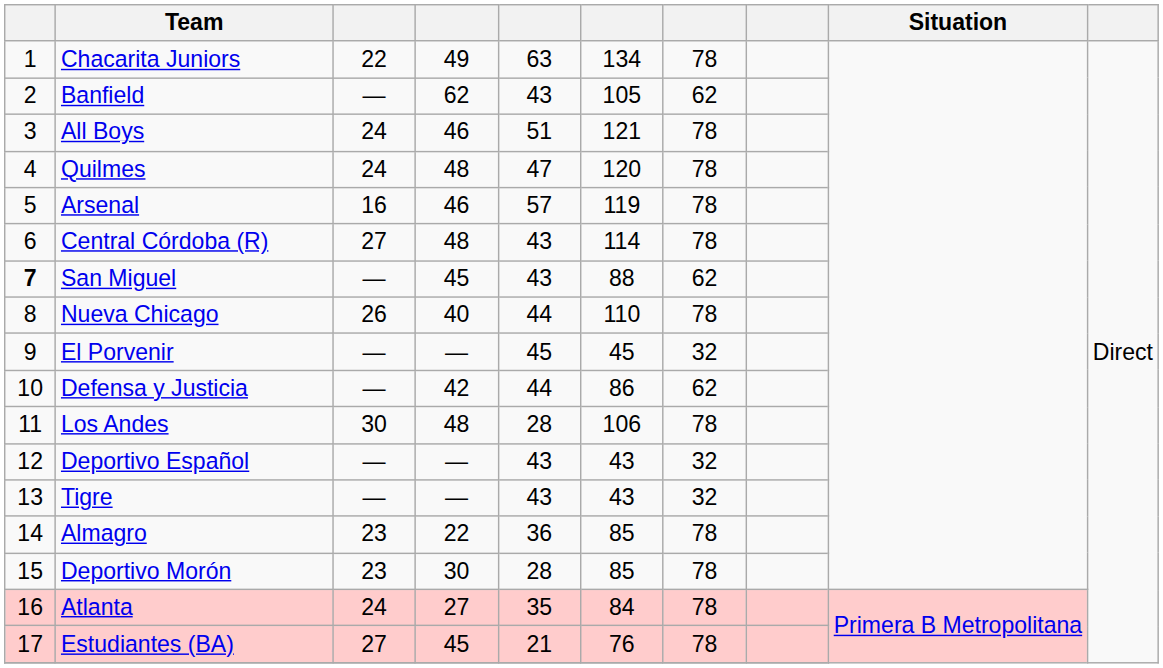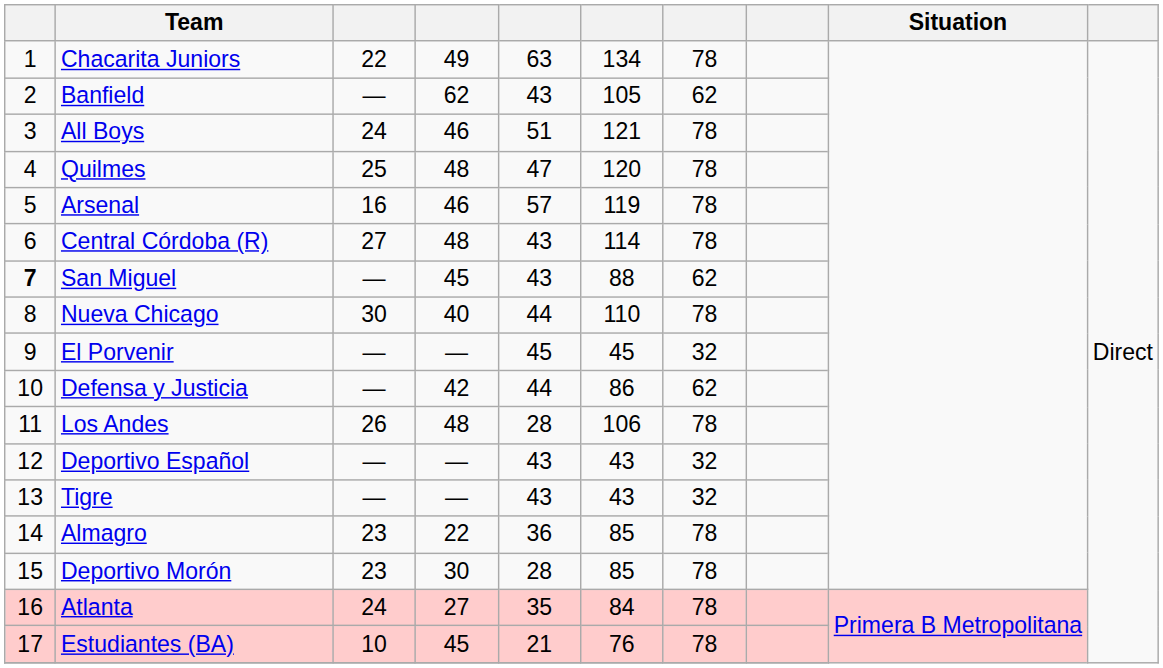(374, 168) 24 -> (374, 168) 25
(374, 315) 26 -> (374, 315) 30
(374, 424) 30 -> (374, 424) 26
(374, 643) 27 -> (374, 643) 10
